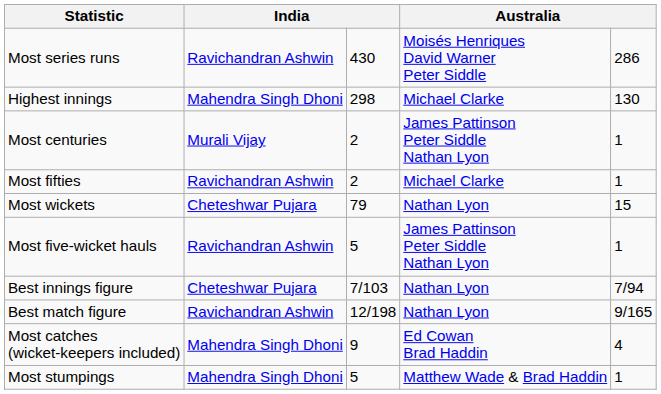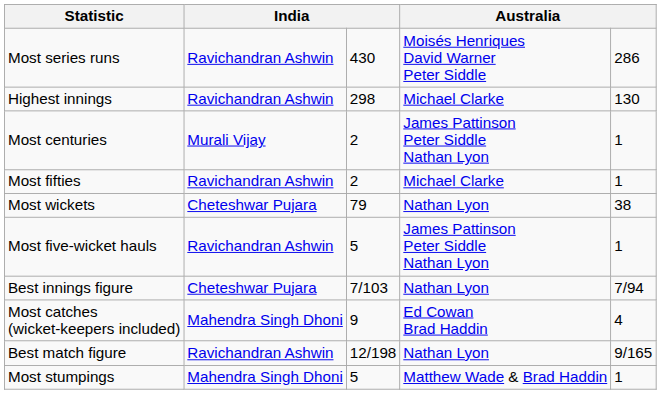(265, 98) Mahendra Singh Dhoni -> (260, 98) Ravichandran Ashwin
(623, 205) 15 -> (623, 205) 38
rows swapped: (67, 312) <-> (94, 344)
